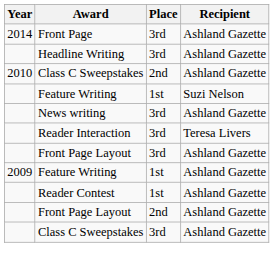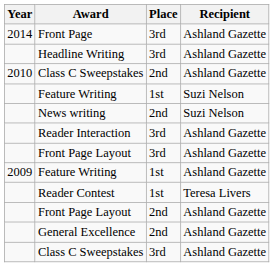(157, 113) 3rd -> (158, 113) 2nd
(225, 113) Ashland Gazette -> (214, 113) Suzi Nelson
(217, 133) Teresa Livers -> (225, 133) Ashland Gazette
(225, 192) Ashland Gazette -> (217, 192) Teresa Livers
+ row: (20, 232)
